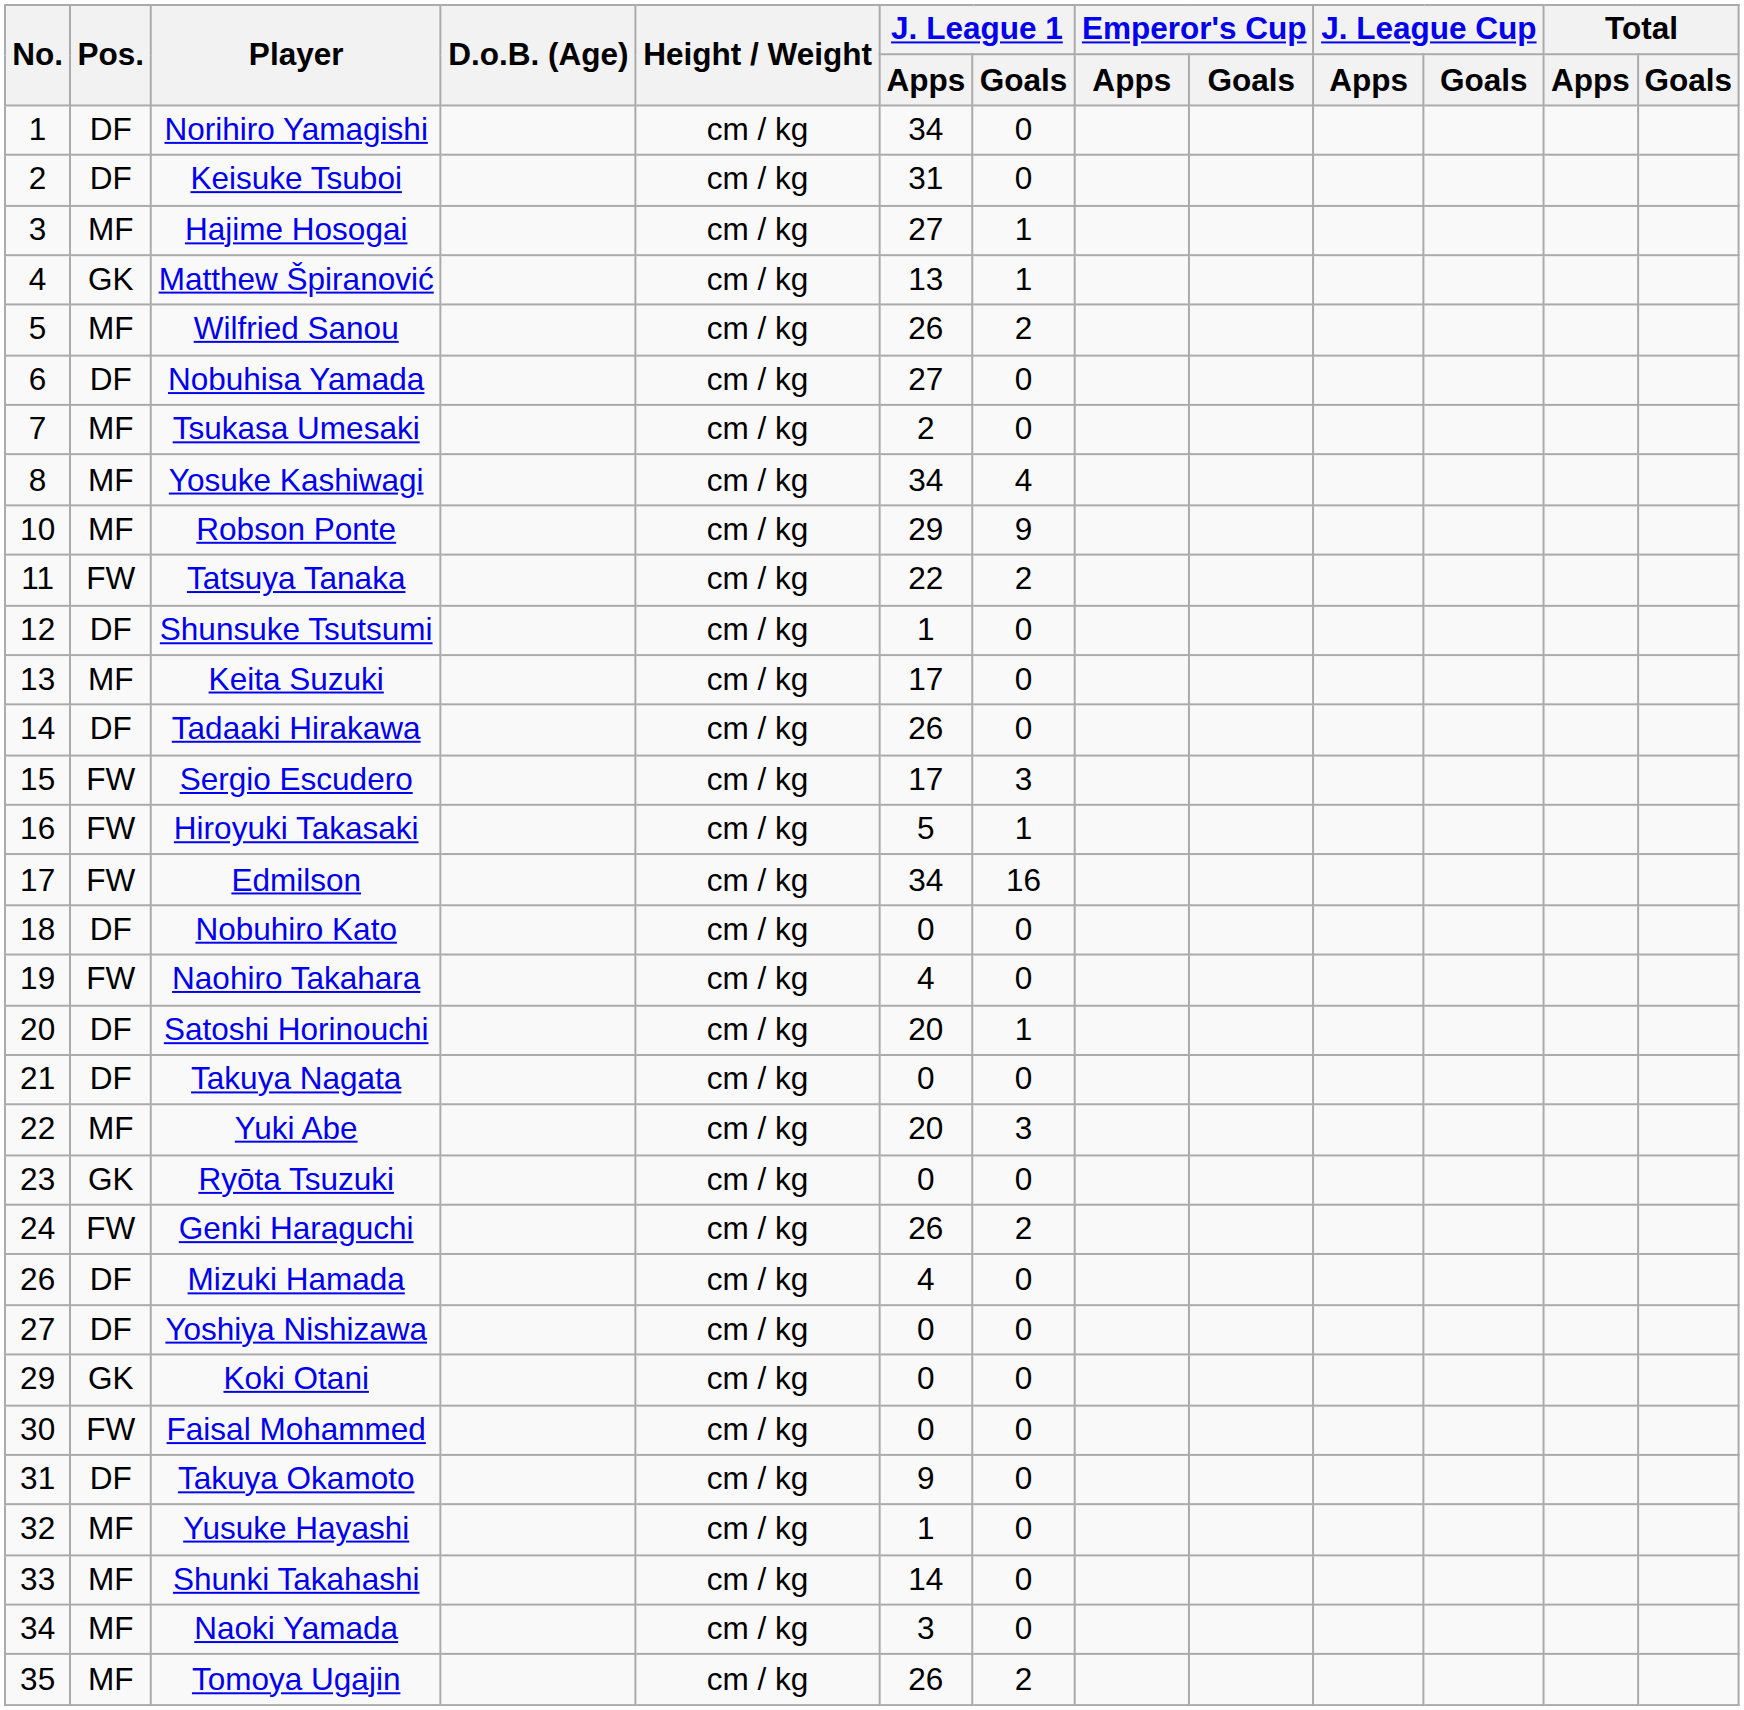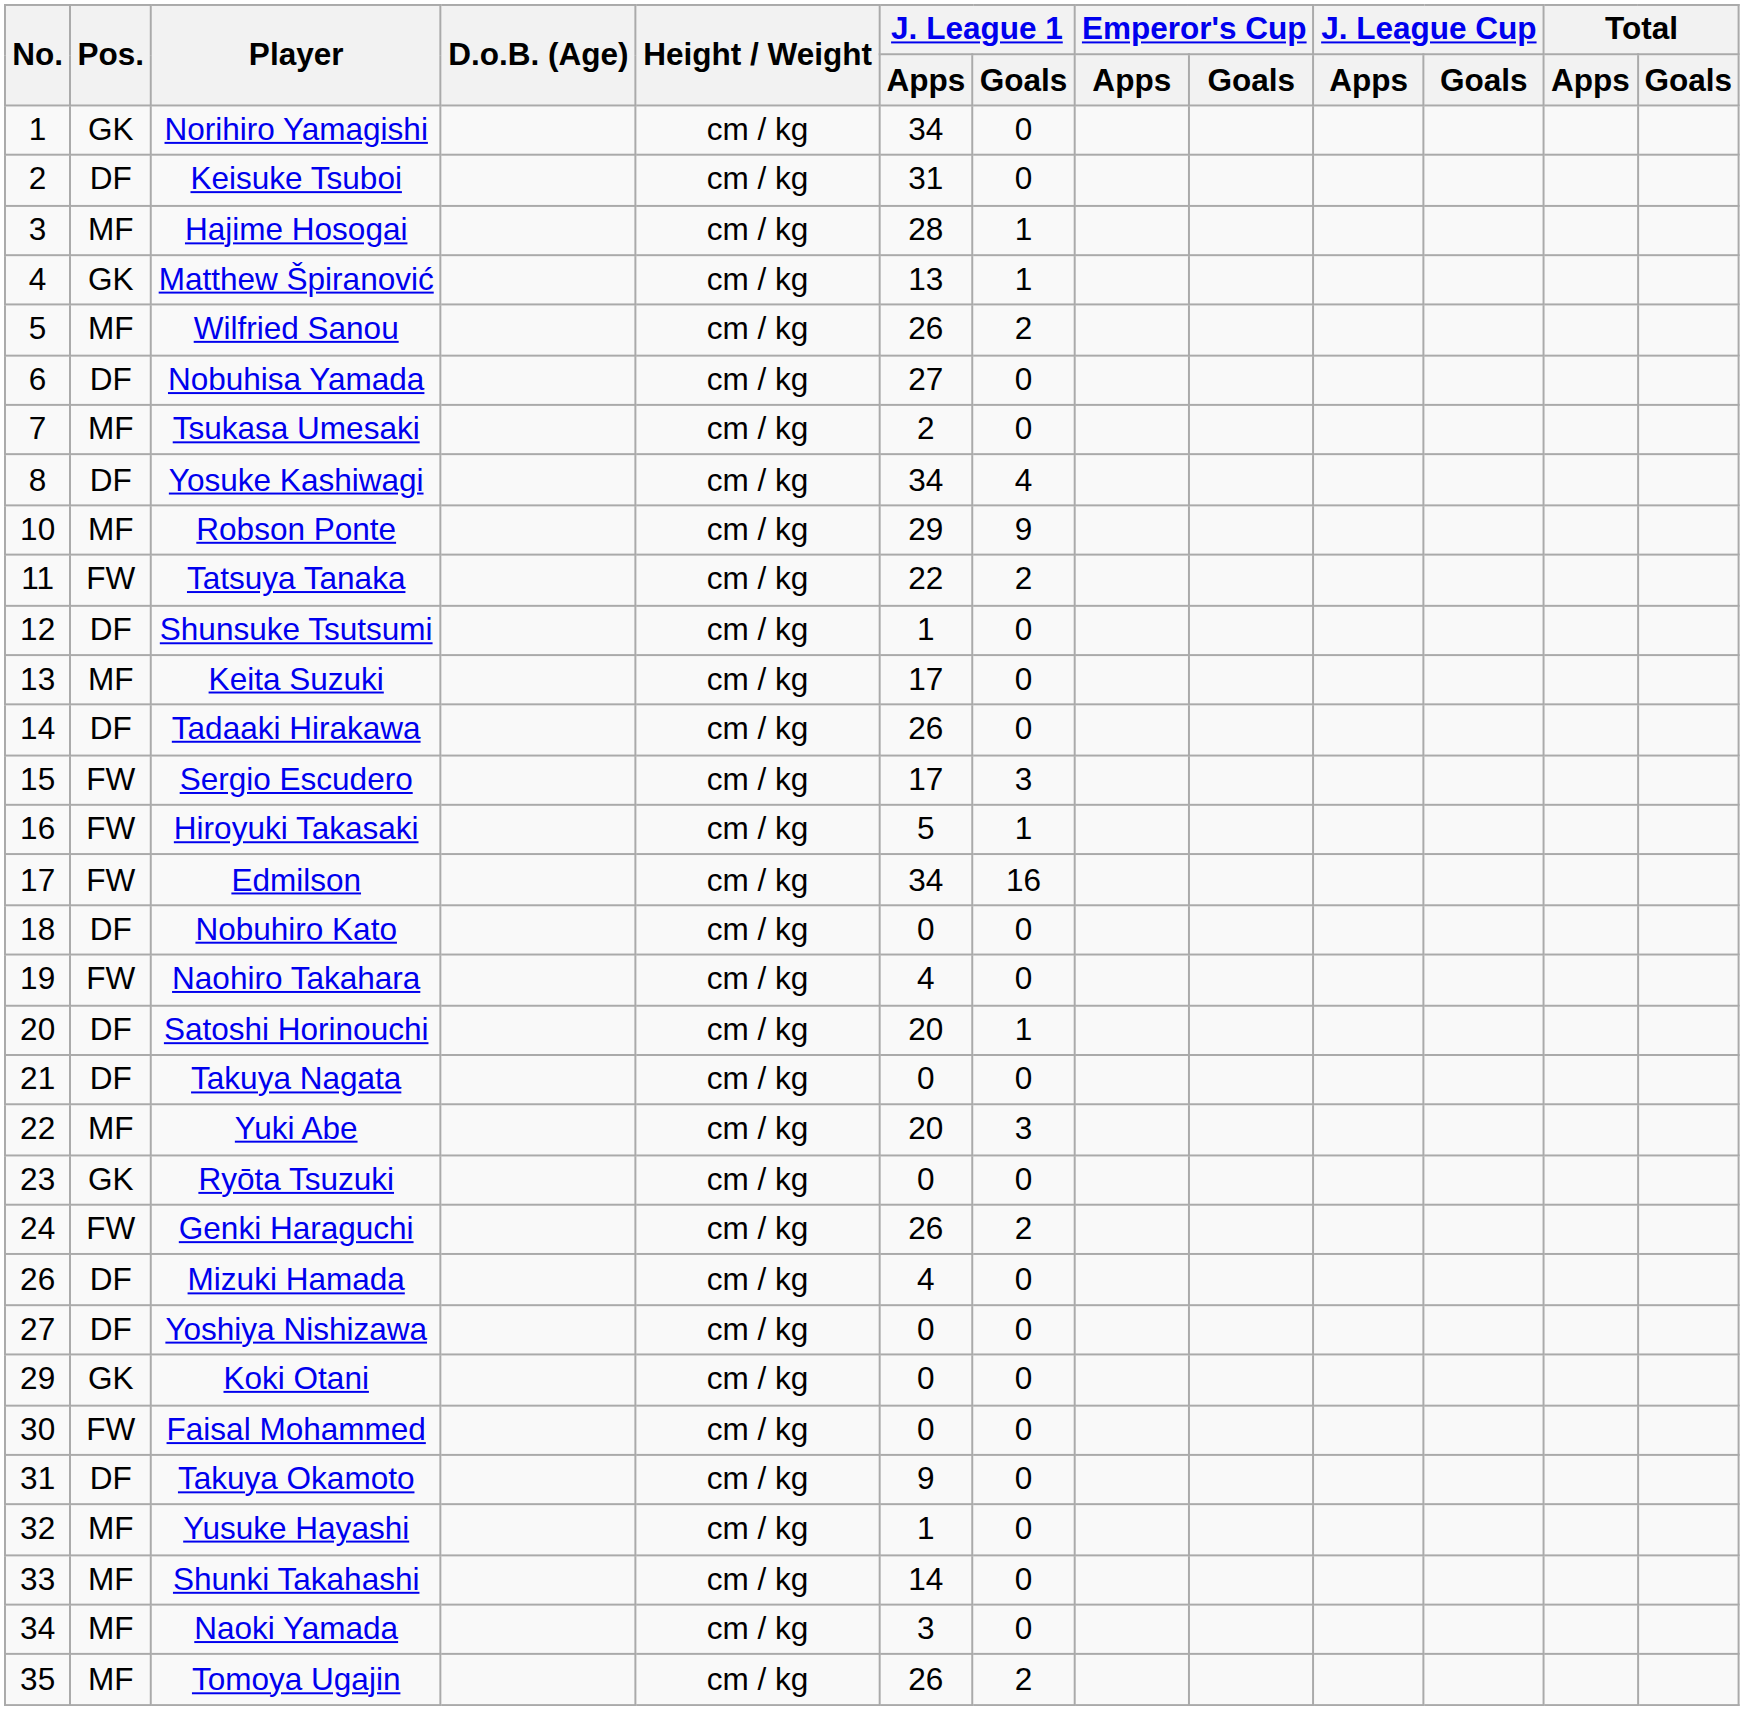(111, 129) DF -> (111, 129) GK
(926, 229) 27 -> (926, 229) 28
(111, 479) MF -> (111, 479) DF
